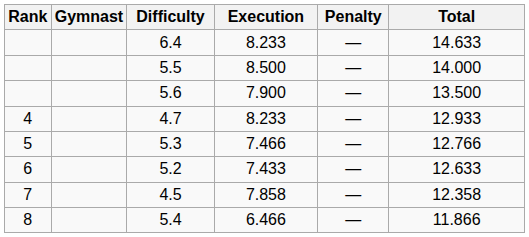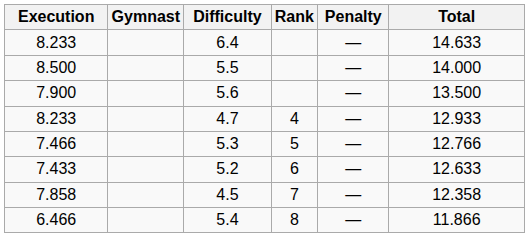columns swapped: (28, 17) <-> (266, 17)
